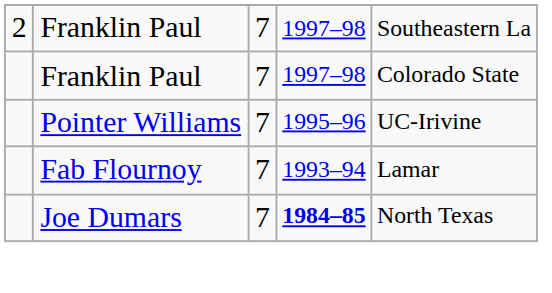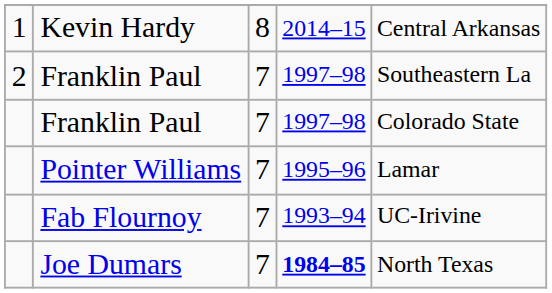+ row: (19, 28)
(429, 122) UC-Irivine -> (408, 169) Lamar
(408, 169) Lamar -> (429, 216) UC-Irivine
